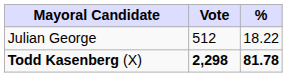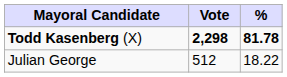rows swapped: (75, 60) <-> (52, 38)
